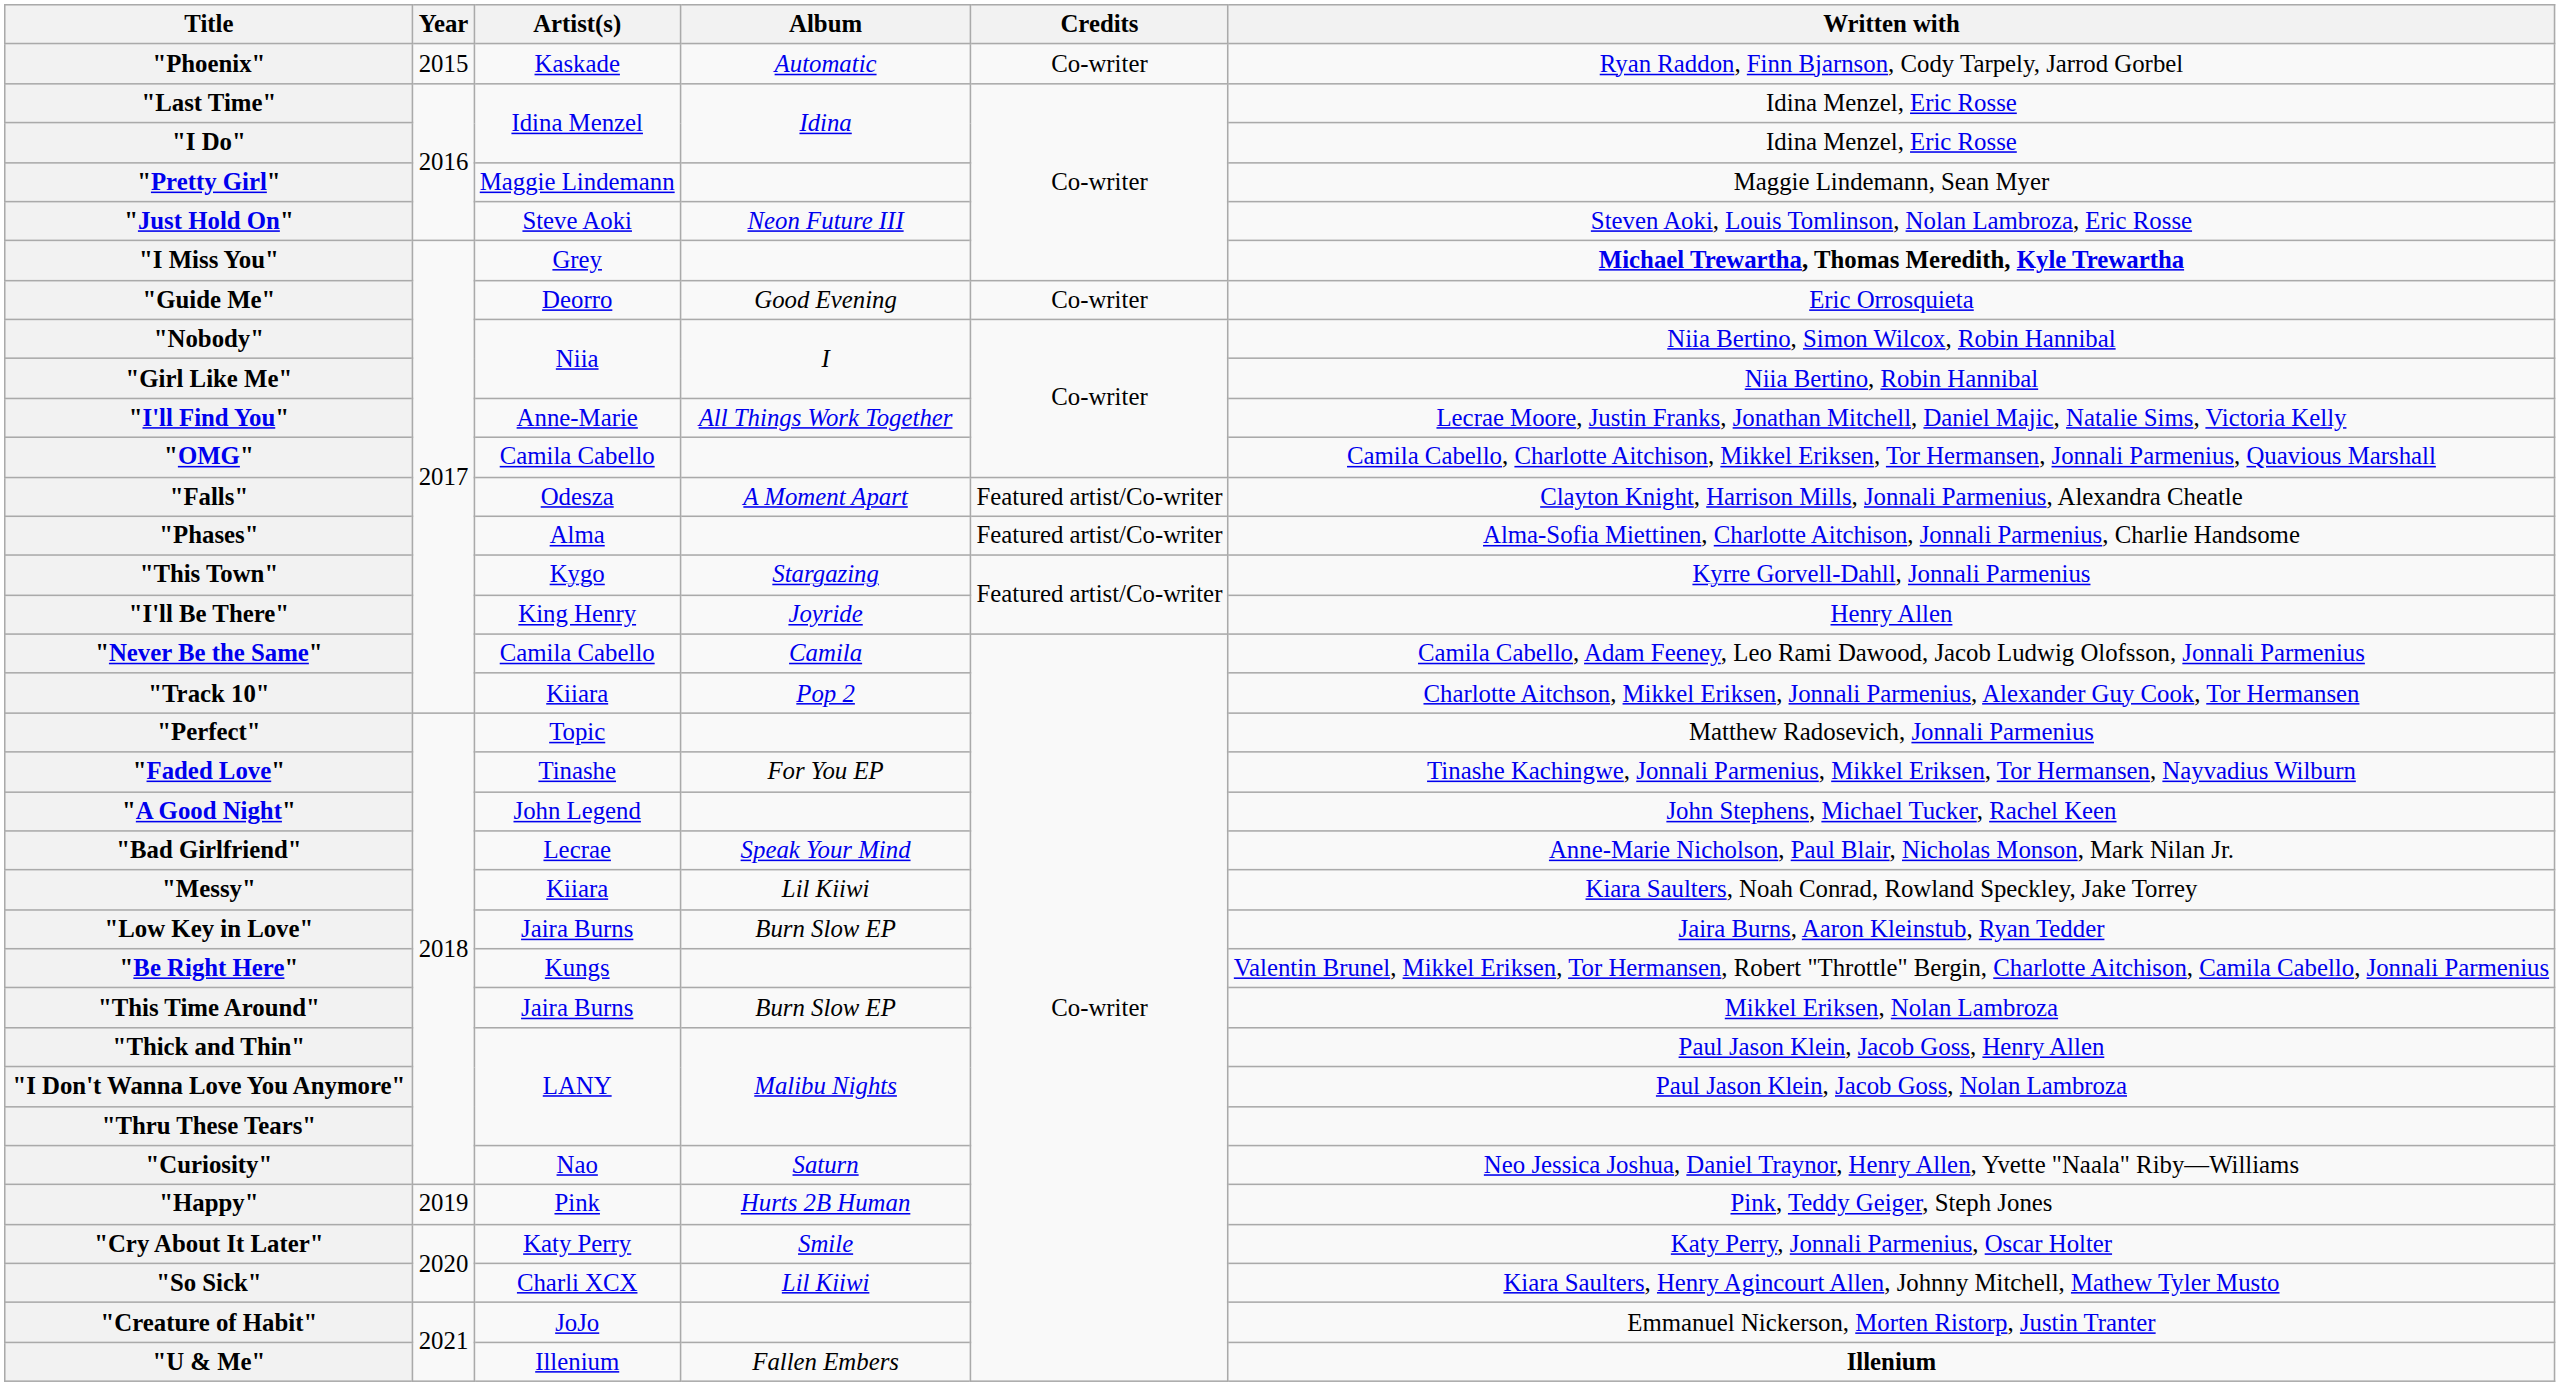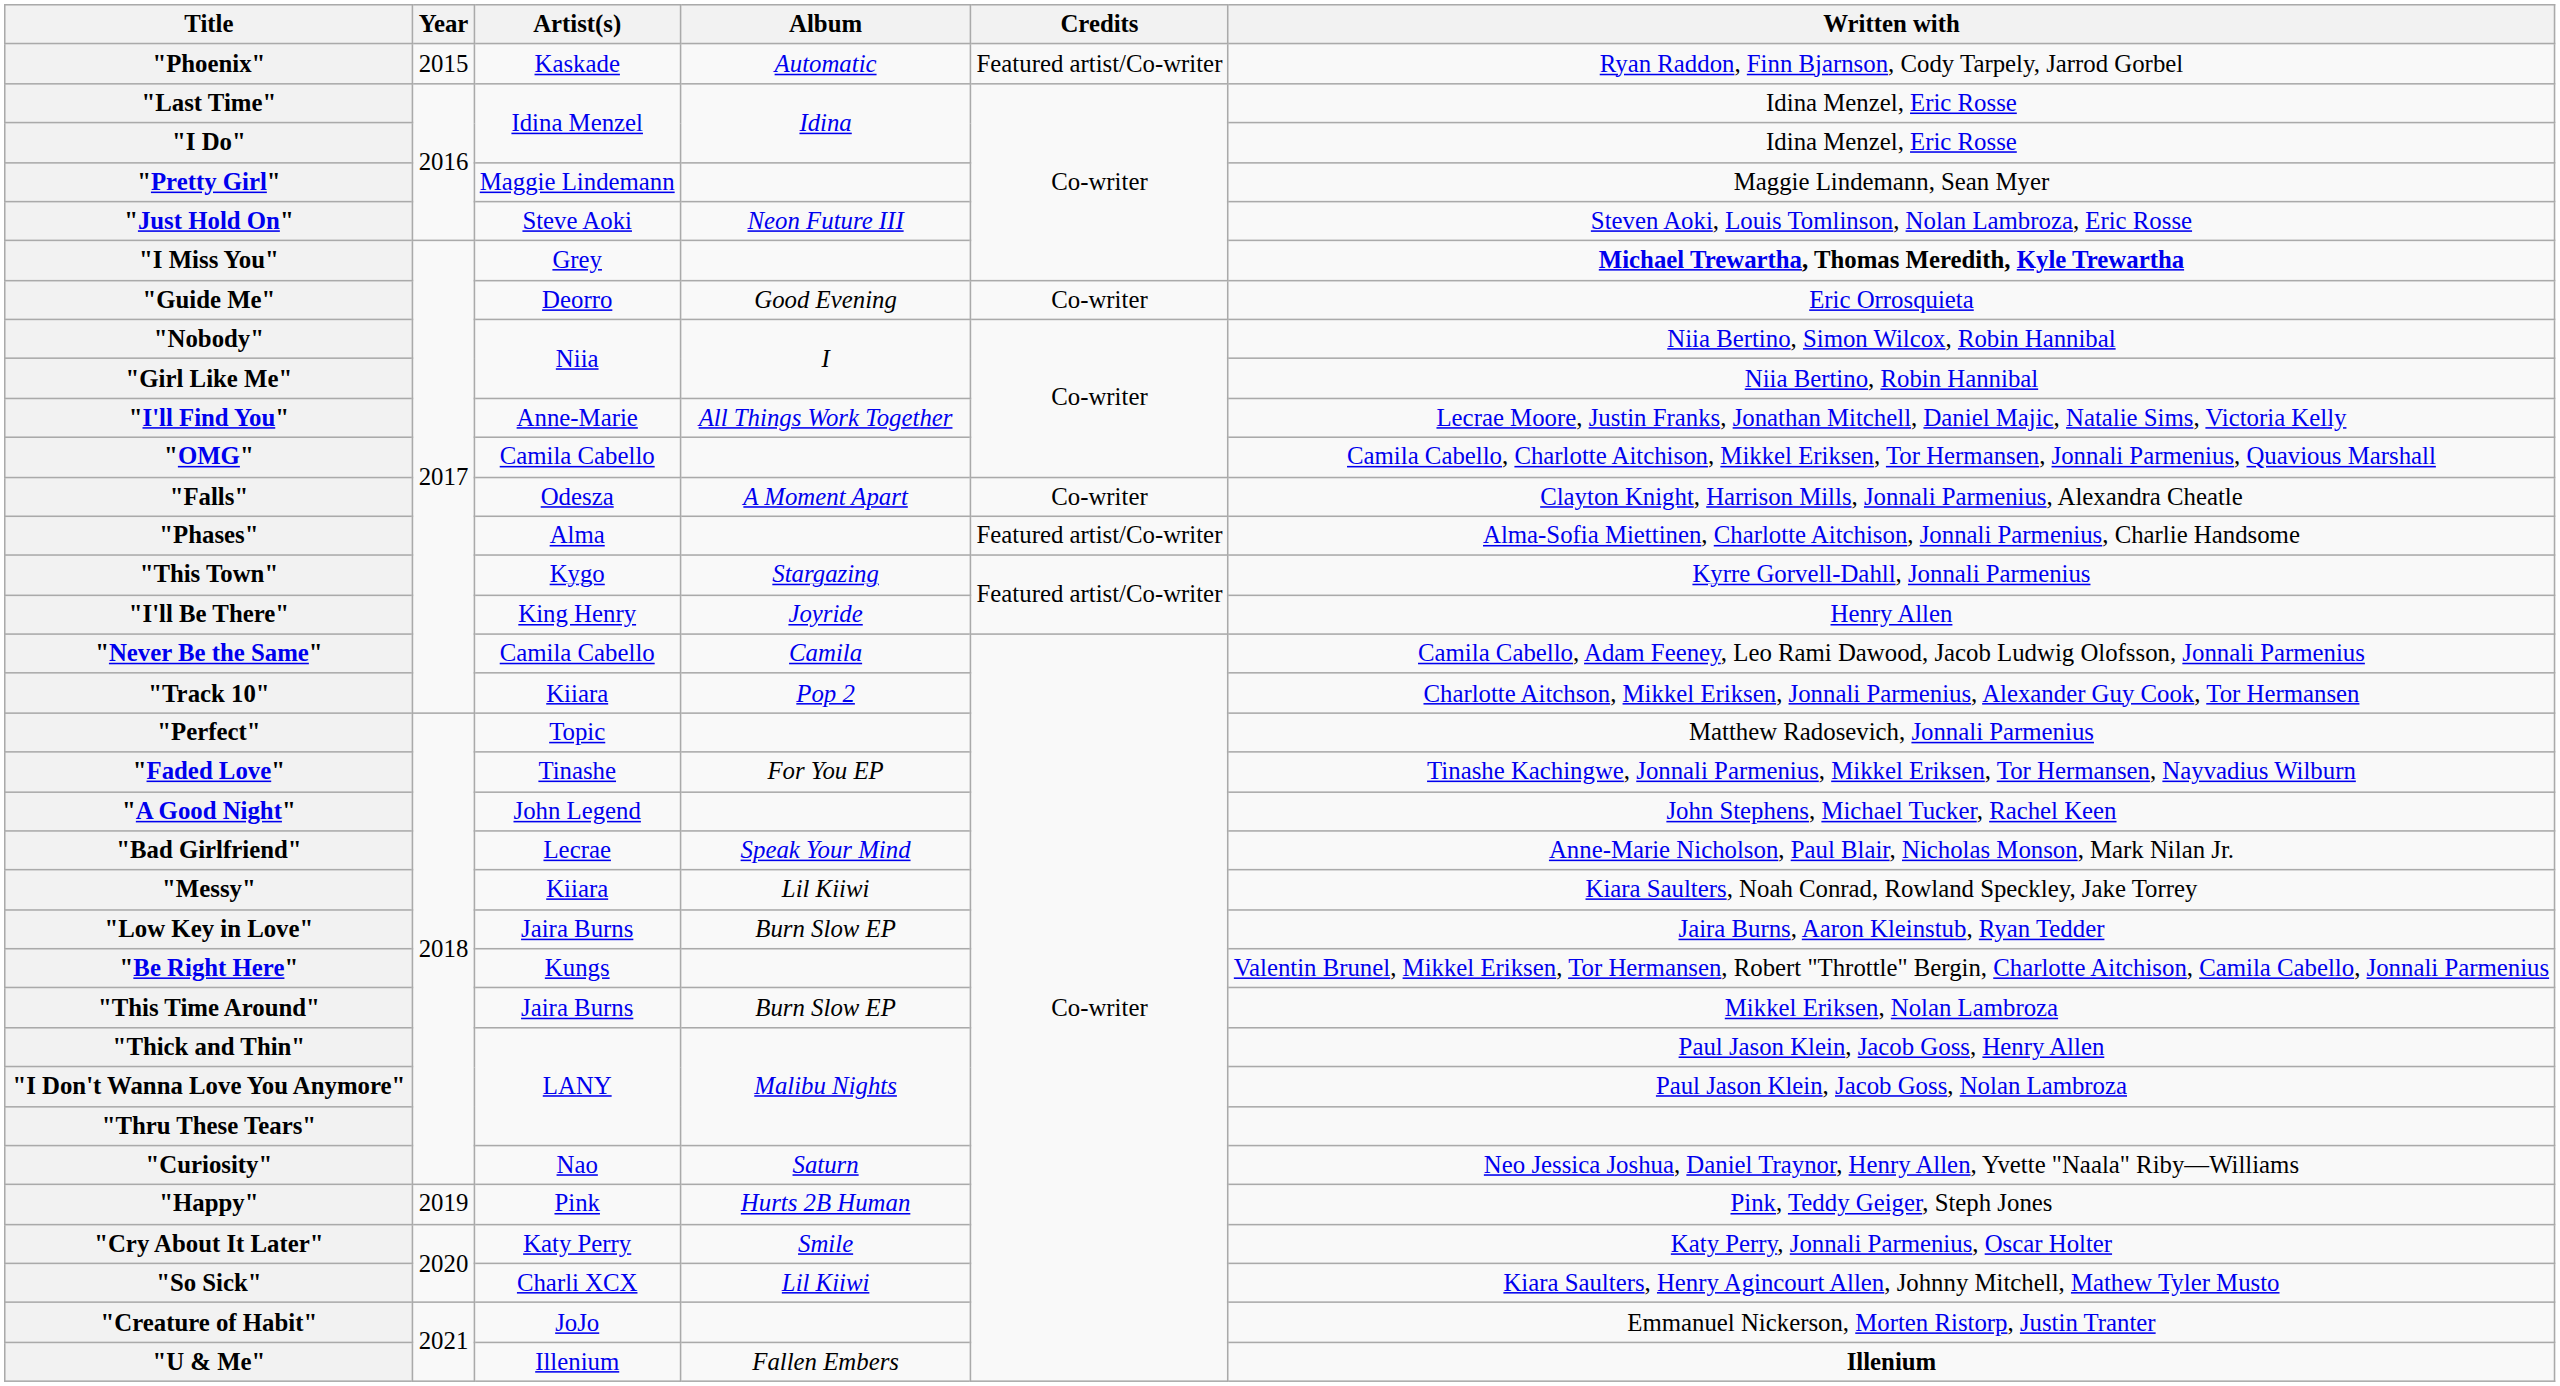(1099, 63) Co-writer -> (1099, 63) Featured artist/Co-writer
(1099, 496) Featured artist/Co-writer -> (1099, 496) Co-writer
